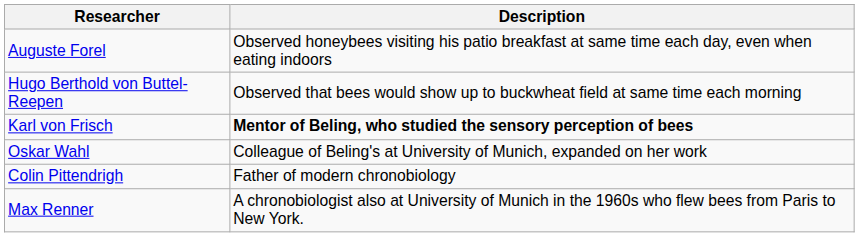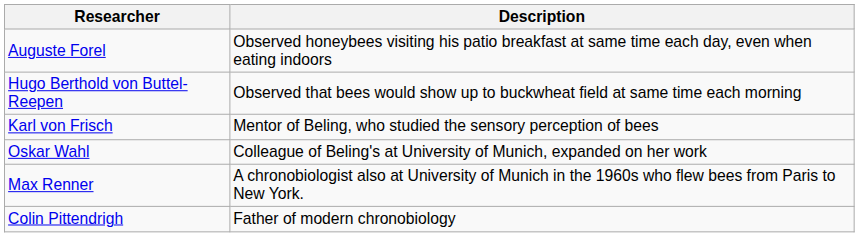(463, 126) bold -> (446, 126) normal
rows swapped: (51, 210) <-> (66, 176)
